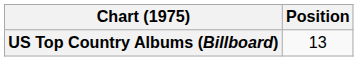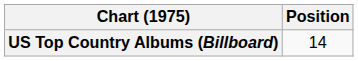(318, 42) 13 -> (318, 42) 14
